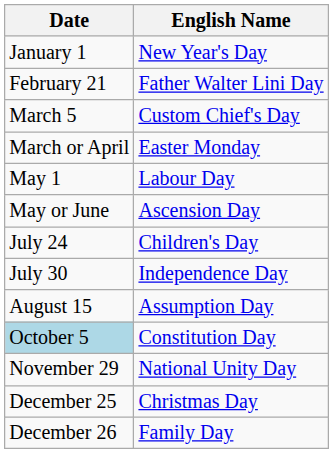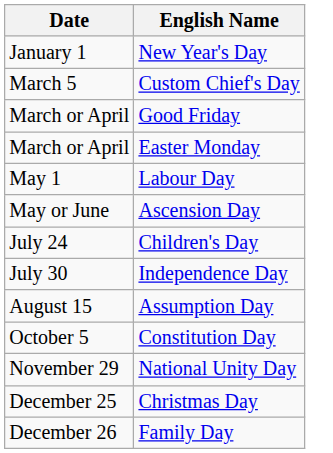- row: (231, 83)
+ row: (189, 115)
(49, 337) lightblue background -> (49, 337) no background
